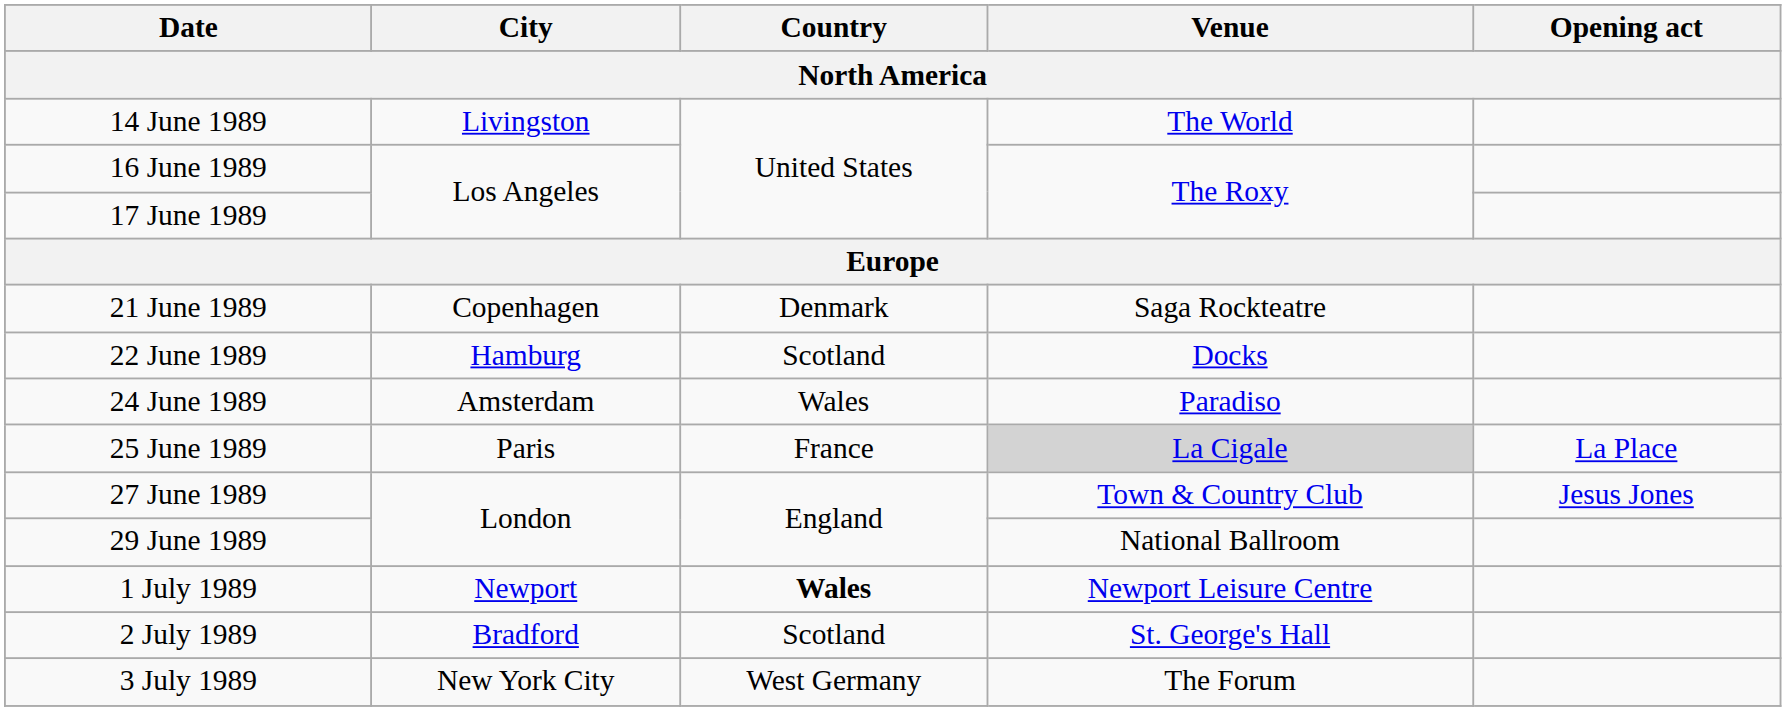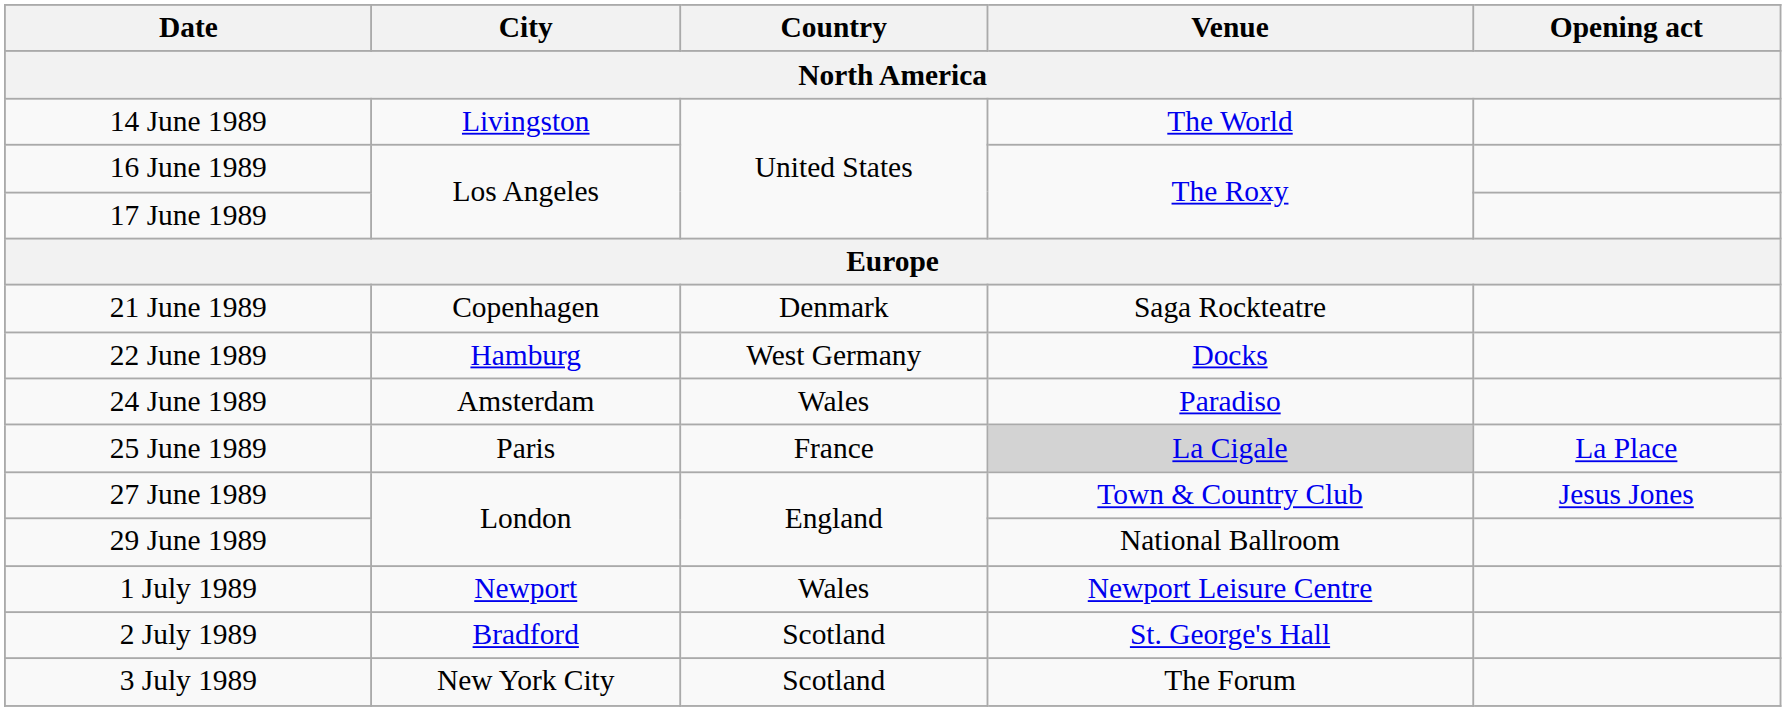(834, 354) Scotland -> (834, 354) West Germany
(834, 588) bold -> (834, 588) normal
(834, 681) West Germany -> (834, 681) Scotland
